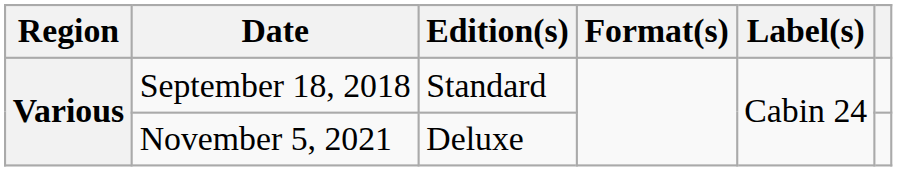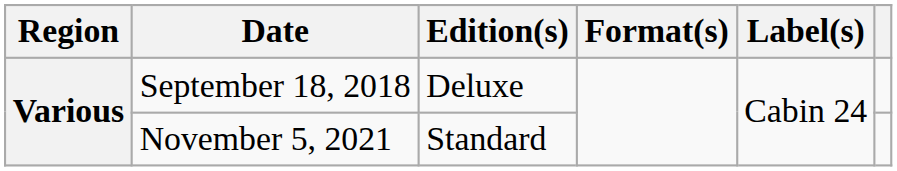(486, 84) Standard -> (475, 84) Deluxe
(475, 138) Deluxe -> (486, 138) Standard
